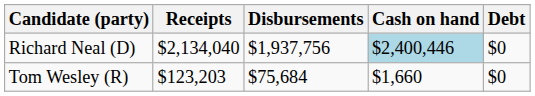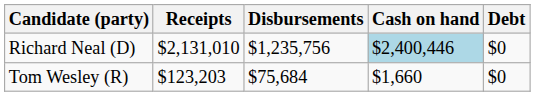(199, 47) $2,134,040 -> (199, 47) $2,131,010
(289, 47) $1,937,756 -> (289, 47) $1,235,756
